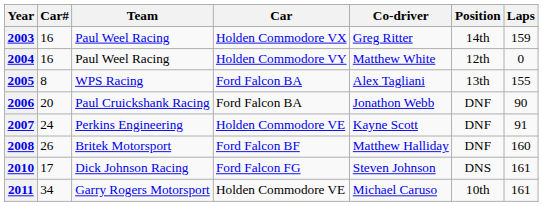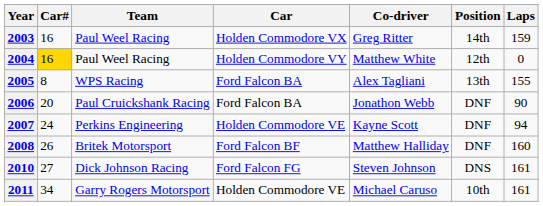(47, 59) no background -> (47, 59) gold background
(521, 125) 91 -> (521, 125) 94
(47, 168) 17 -> (47, 168) 27
